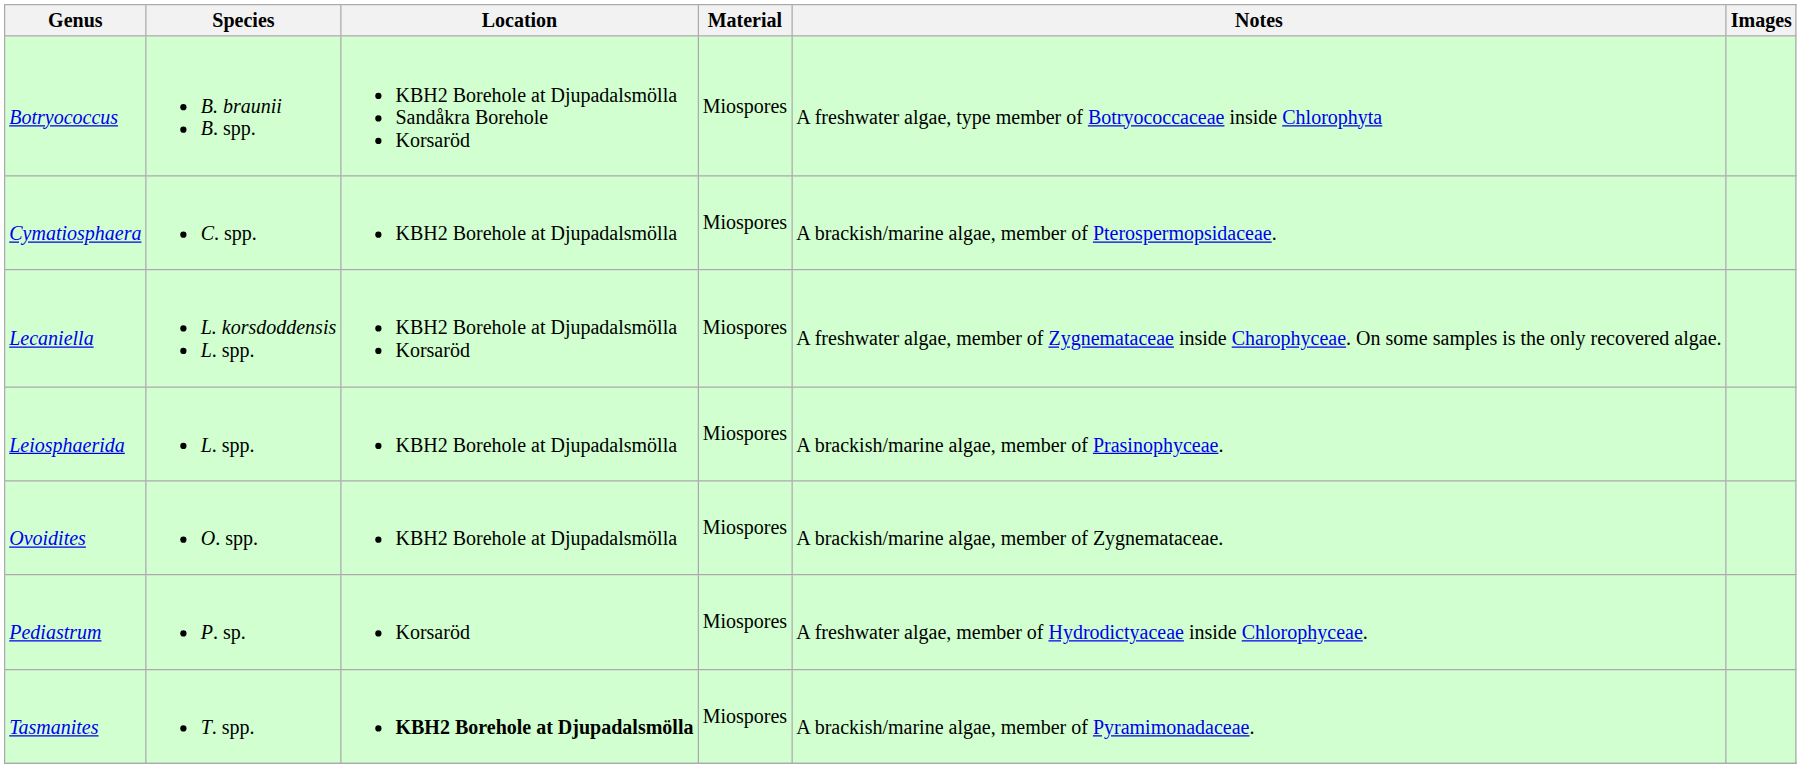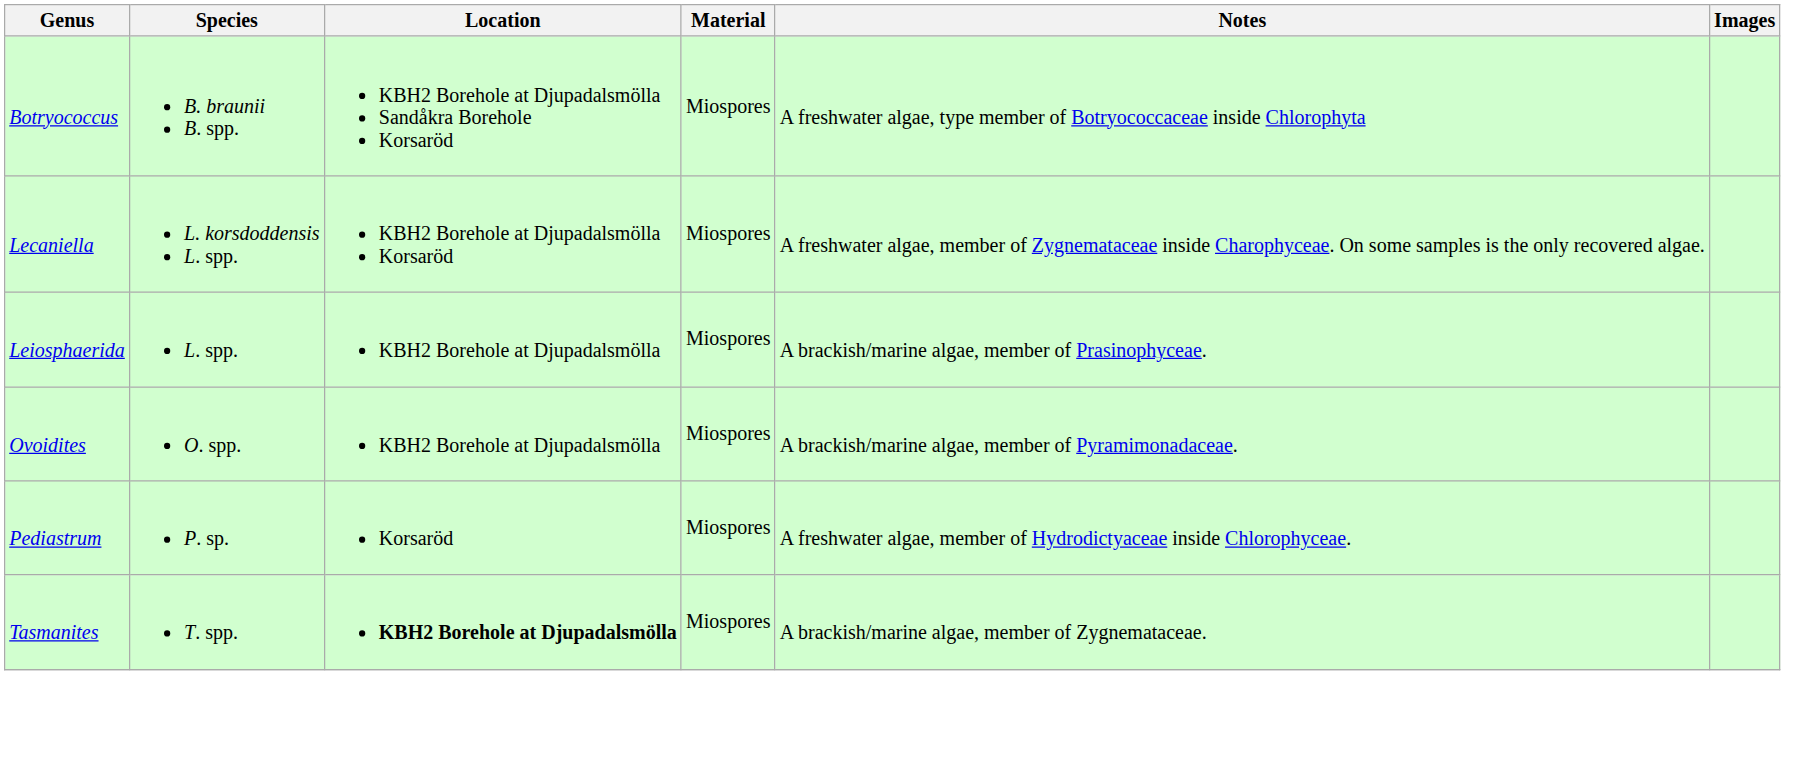- row: (75, 233)
(1010, 538) A brackish/marine algae, member of Zygnemataceae. -> (1009, 444) A brackish/marine algae, member of Pyramimonadaceae.
(1025, 727) A brackish/marine algae, member of Pyramimonadaceae. -> (993, 633) A brackish/marine algae, member of Zygnemataceae.
